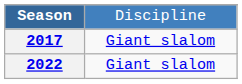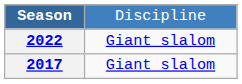rows swapped: (44, 42) <-> (44, 66)
